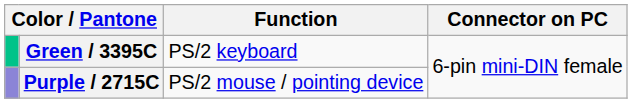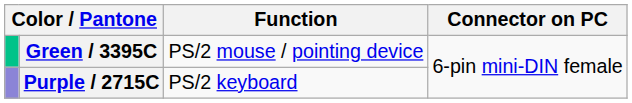(233, 51) PS/2 keyboard -> (296, 51) PS/2 mouse / pointing device
(296, 82) PS/2 mouse / pointing device -> (233, 82) PS/2 keyboard
